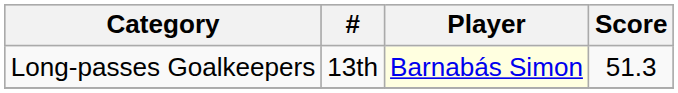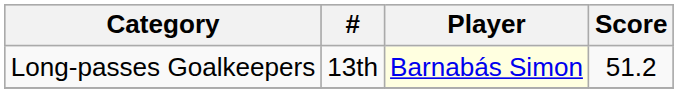(631, 66) 51.3 -> (631, 66) 51.2
